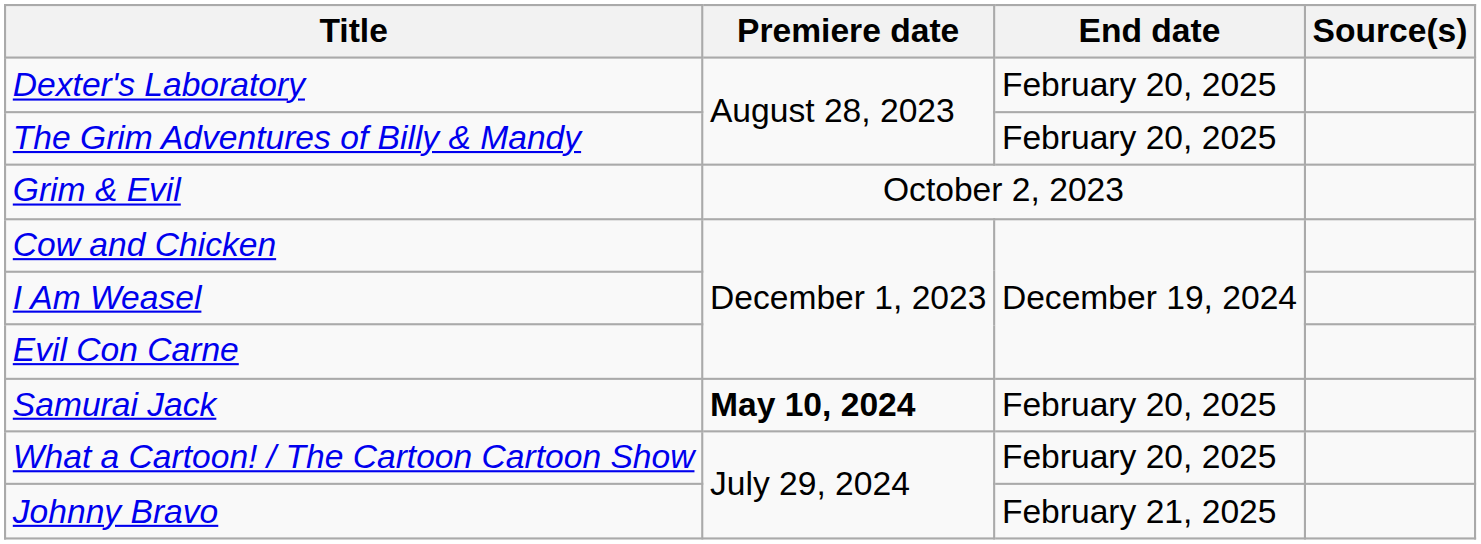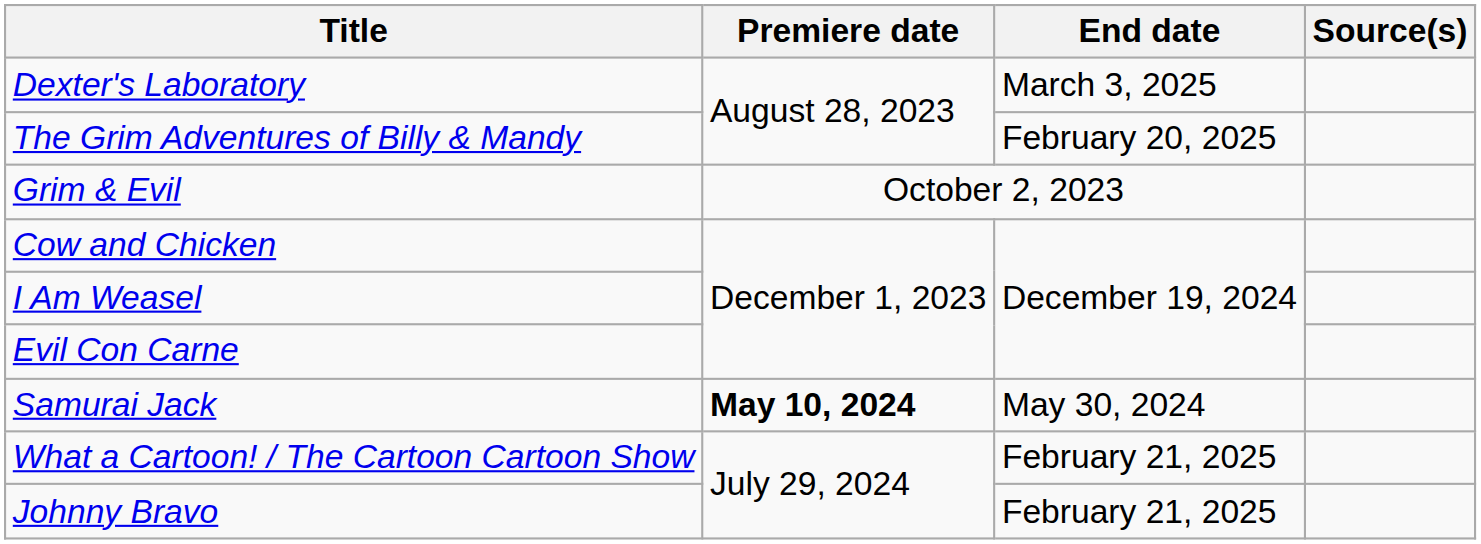(1139, 84) February 20, 2025 -> (1109, 84) March 3, 2025
(1139, 404) February 20, 2025 -> (1104, 404) May 30, 2024
(1139, 457) February 20, 2025 -> (1139, 457) February 21, 2025
